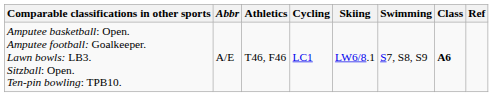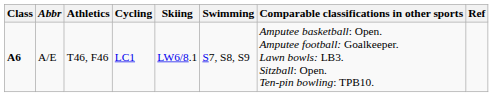columns swapped: (450, 13) <-> (109, 13)
